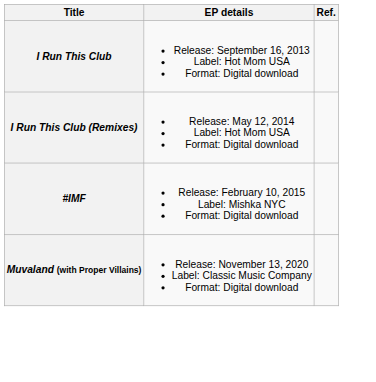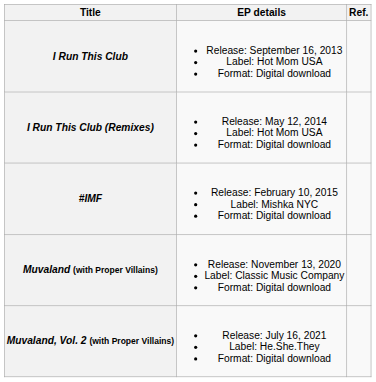+ row: (90, 341)
